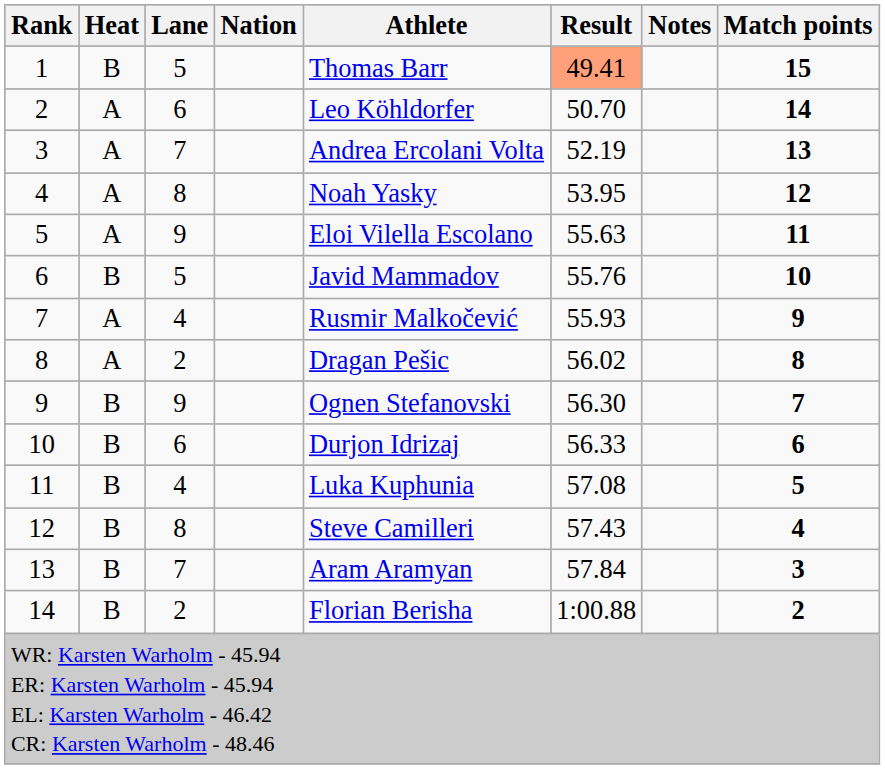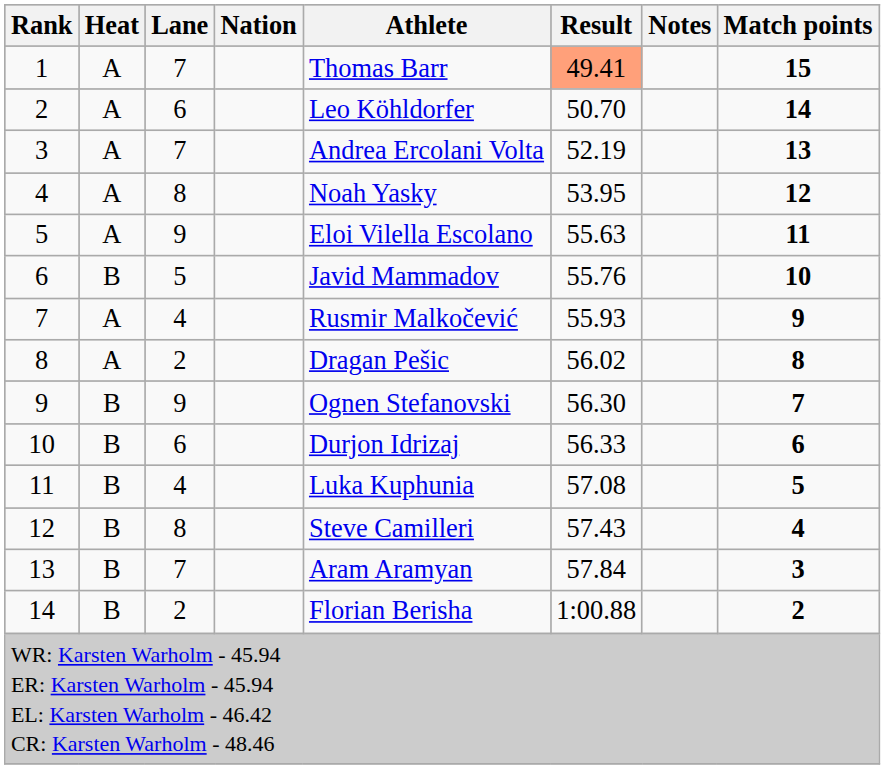(112, 67) B -> (112, 67) A
(180, 67) 5 -> (180, 67) 7
